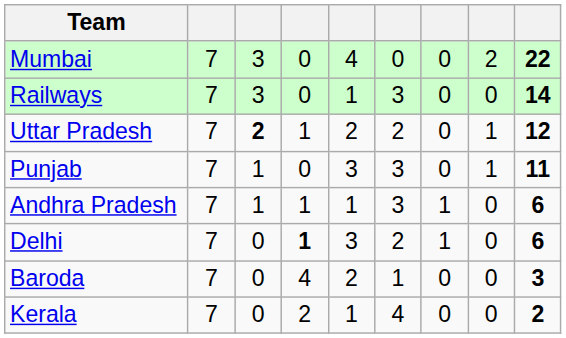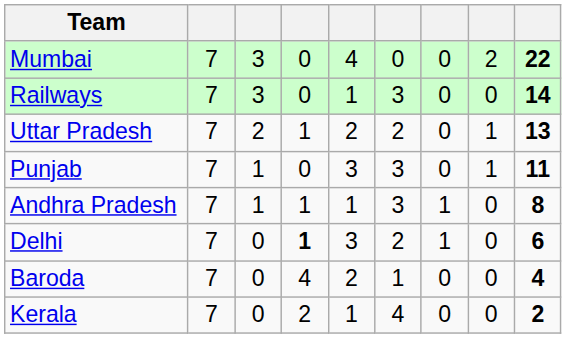(258, 132) bold -> (258, 132) normal
(538, 132) 12 -> (538, 132) 13
(538, 205) 6 -> (538, 205) 8
(538, 278) 3 -> (538, 278) 4
